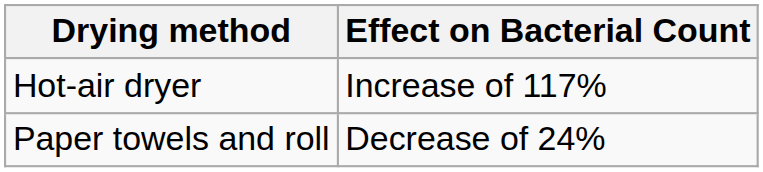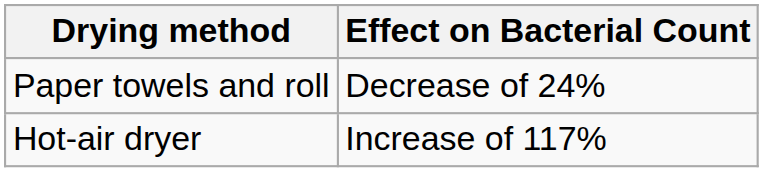rows swapped: (171, 138) <-> (107, 85)
